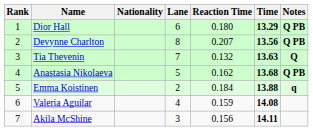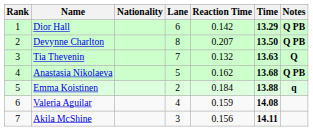(222, 27) 0.180 -> (222, 27) 0.142
(267, 42) 13.56 -> (267, 42) 13.50
